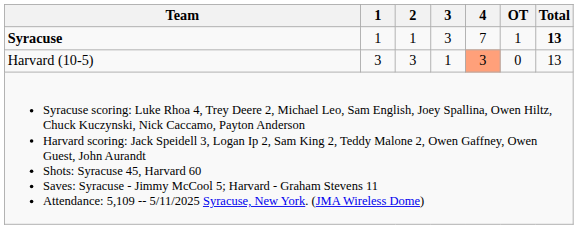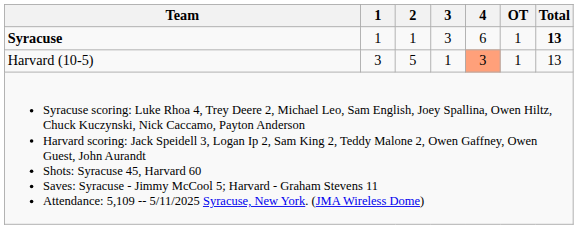(483, 38) 7 -> (483, 38) 6
(413, 60) 3 -> (413, 60) 5
(518, 60) 0 -> (518, 60) 1
